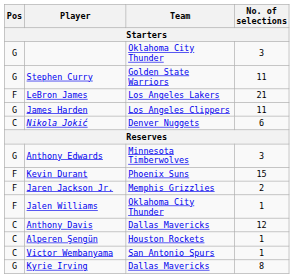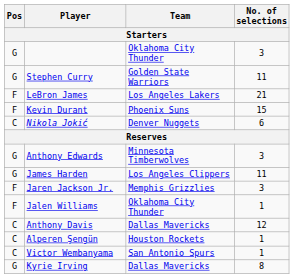rows swapped: (57, 174) <-> (57, 109)
(262, 188) 2 -> (262, 188) 3
